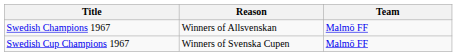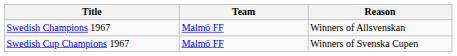columns swapped: (388, 12) <-> (251, 12)
